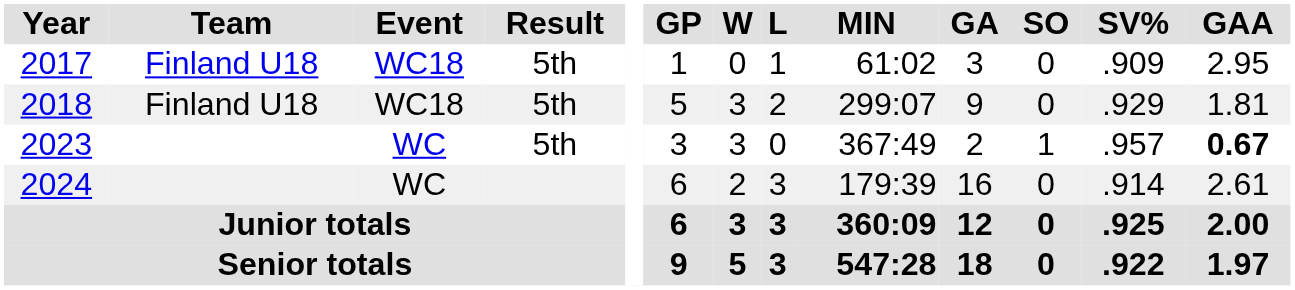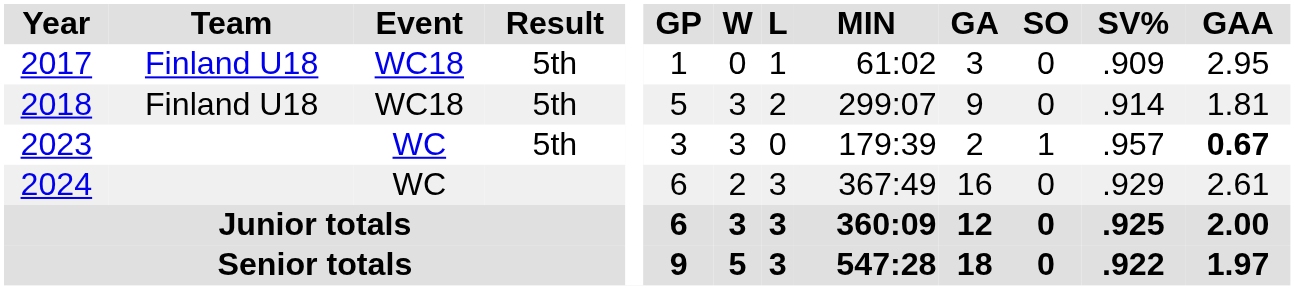(1133, 103) .929 -> (1133, 103) .914
(887, 144) 367:49 -> (887, 144) 179:39
(887, 184) 179:39 -> (887, 184) 367:49
(1133, 184) .914 -> (1133, 184) .929
